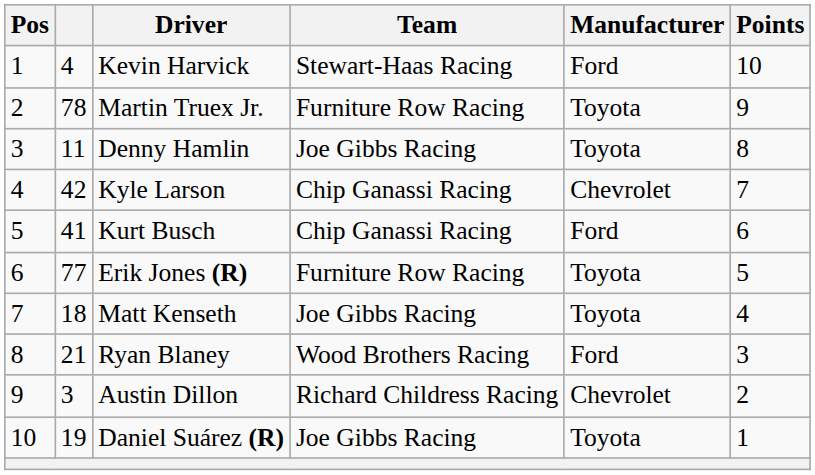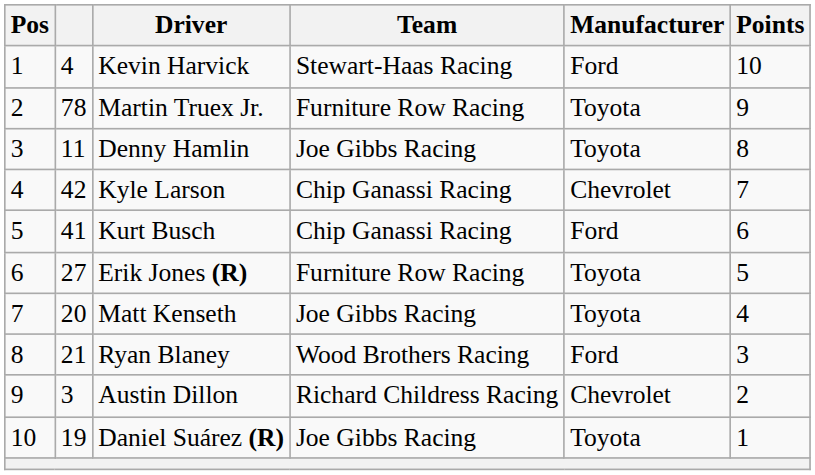(74, 271) 77 -> (74, 271) 27
(74, 312) 18 -> (74, 312) 20
